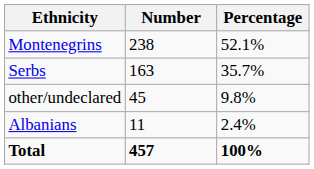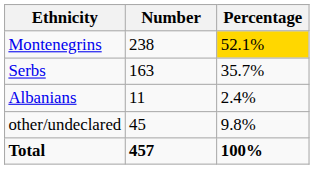(242, 44) no background -> (242, 44) gold background
rows swapped: (42, 124) <-> (65, 97)
